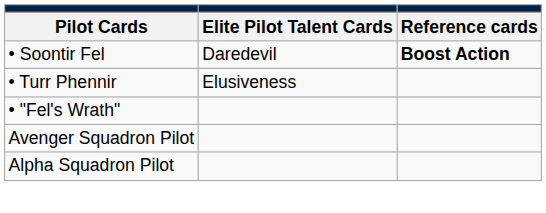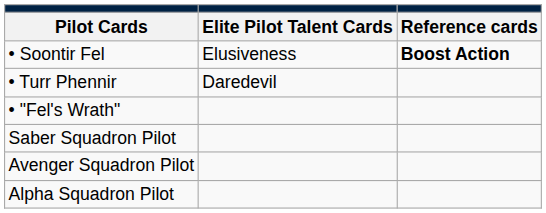(239, 54) Daredevil -> (249, 54) Elusiveness
(249, 82) Elusiveness -> (239, 82) Daredevil
+ row: (92, 138)
